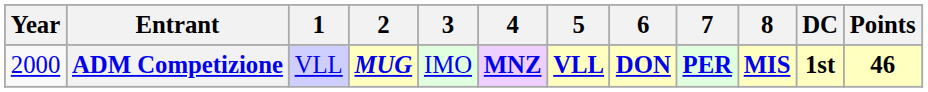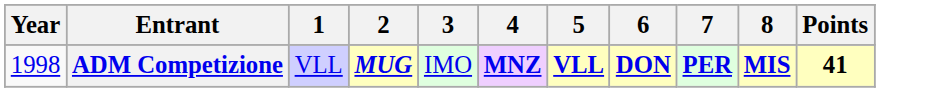- column: (820, 24)
(36, 65) 2000 -> (36, 65) 1998
(883, 65) 46 -> (835, 65) 41
